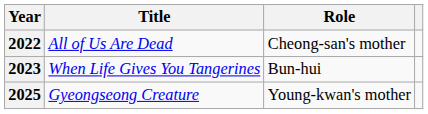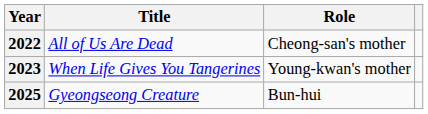(295, 69) Bun-hui -> (339, 69) Young-kwan's mother
(339, 95) Young-kwan's mother -> (295, 95) Bun-hui
